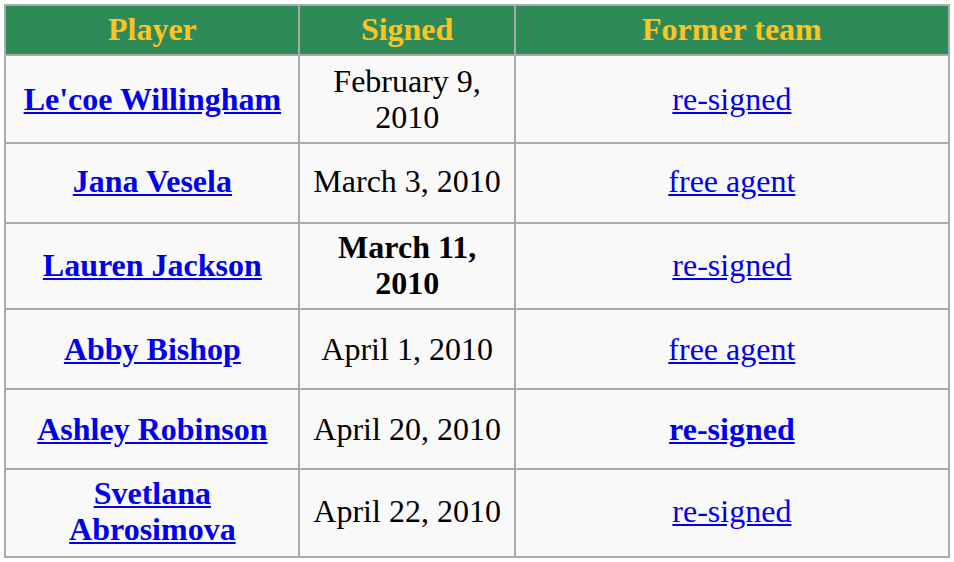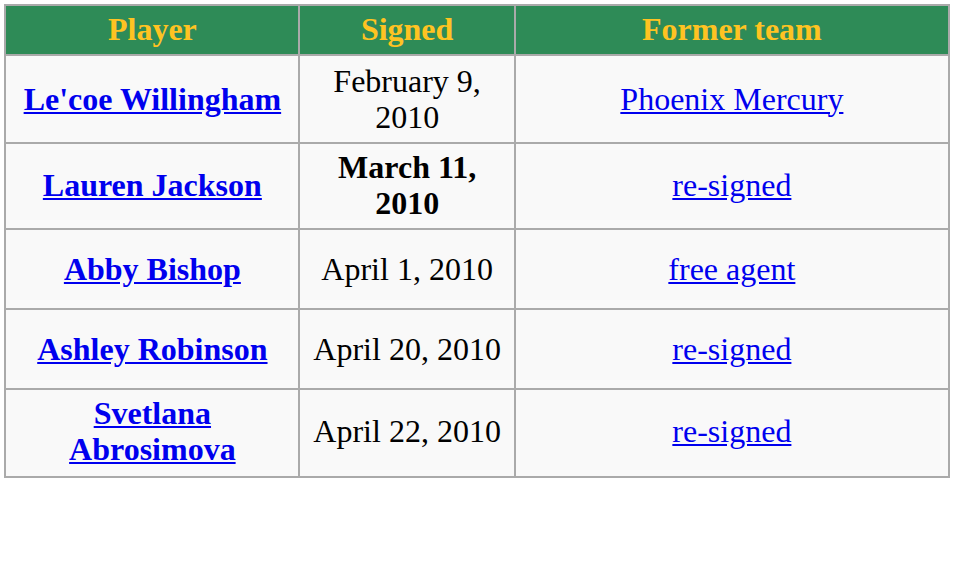(732, 98) re-signed -> (732, 98) Phoenix Mercury
- row: (152, 182)
(732, 428) bold -> (732, 348) normal
